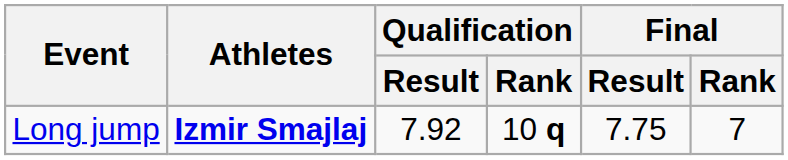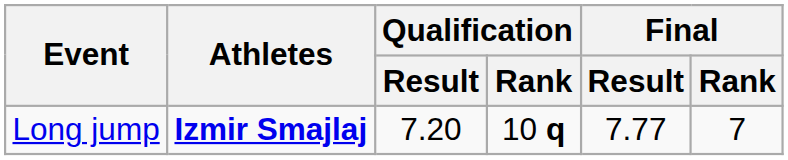(431, 130) 7.92 -> (431, 130) 7.20
(636, 130) 7.75 -> (636, 130) 7.77
